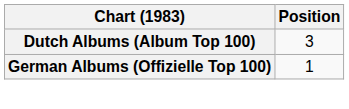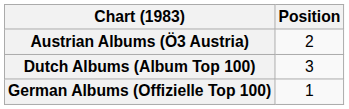+ row: (140, 41)
